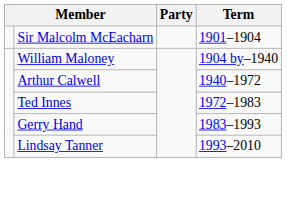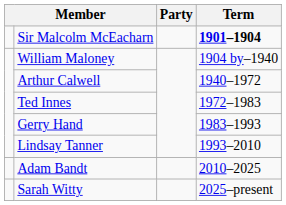(230, 37) normal -> (230, 37) bold
+ row: (52, 168)
+ row: (50, 189)
